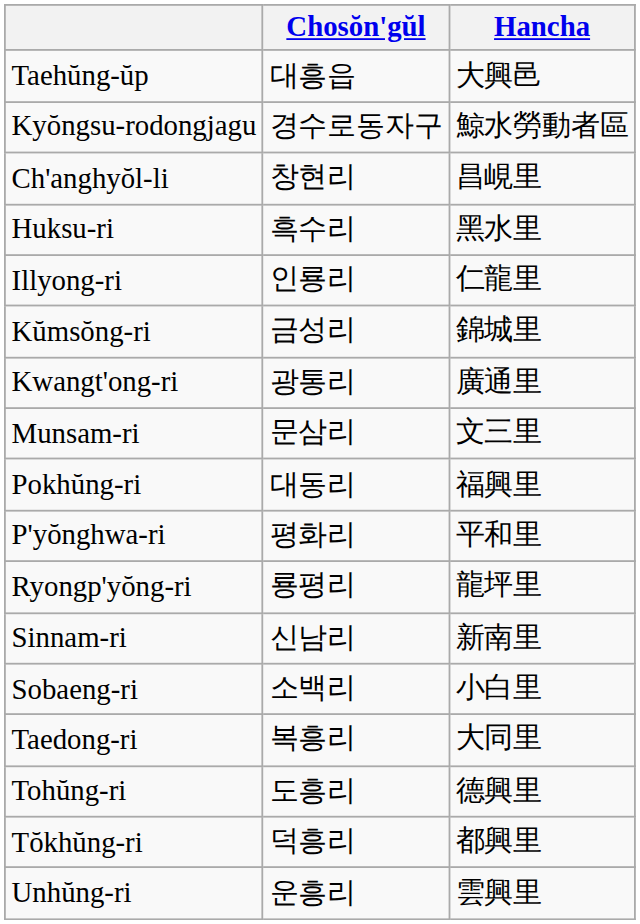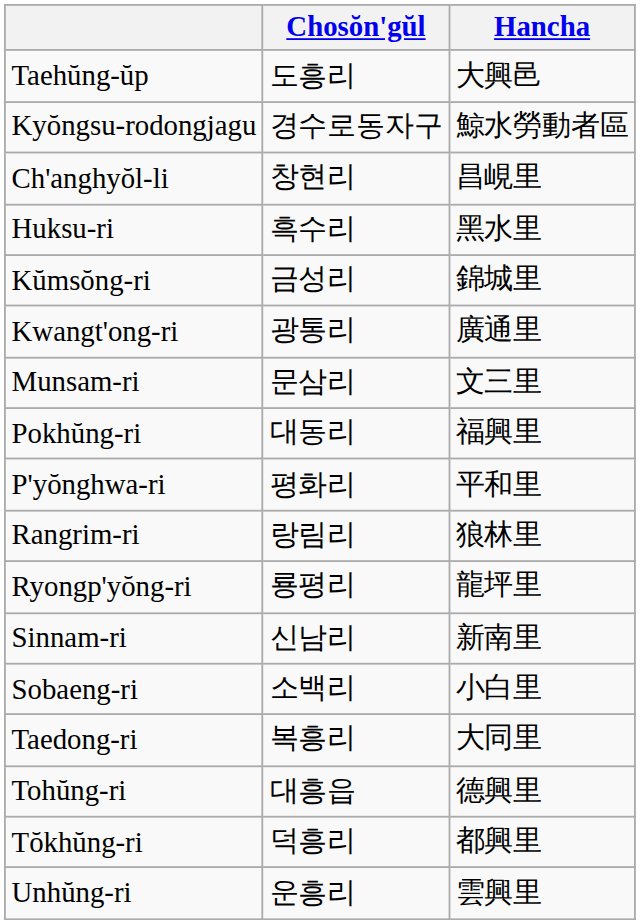(313, 74) 대흥읍 -> (313, 74) 도흥리
- row: (67, 280)
+ row: (76, 535)
(313, 789) 도흥리 -> (313, 789) 대흥읍
